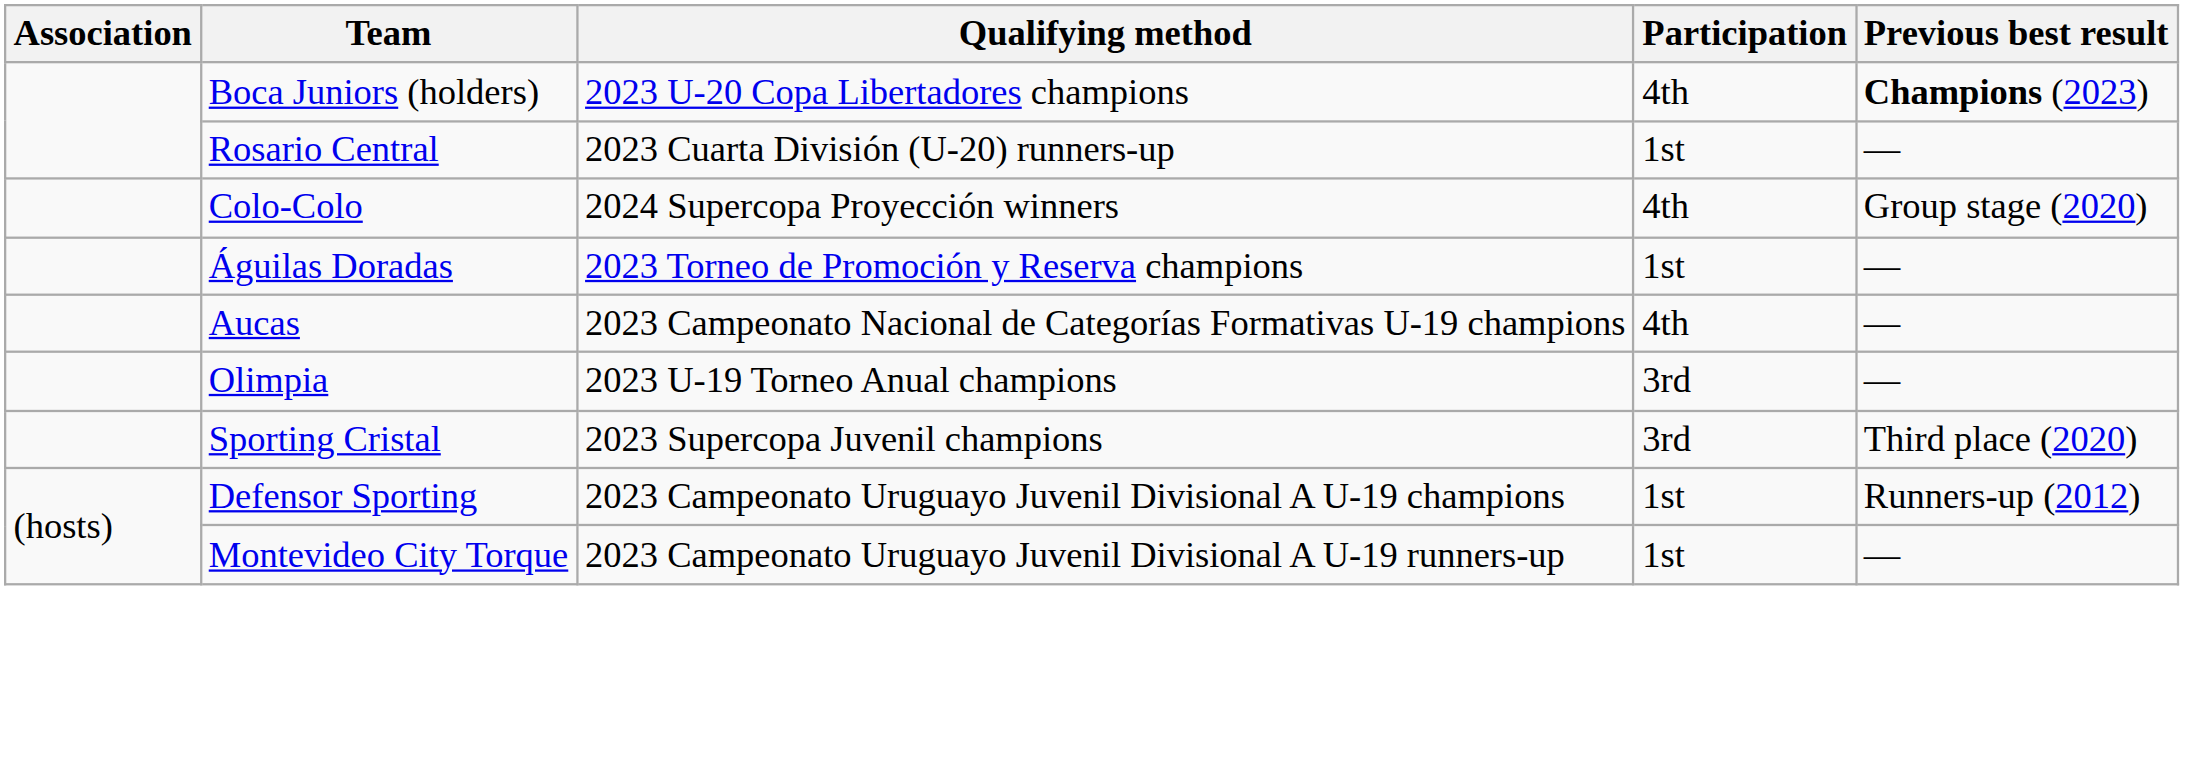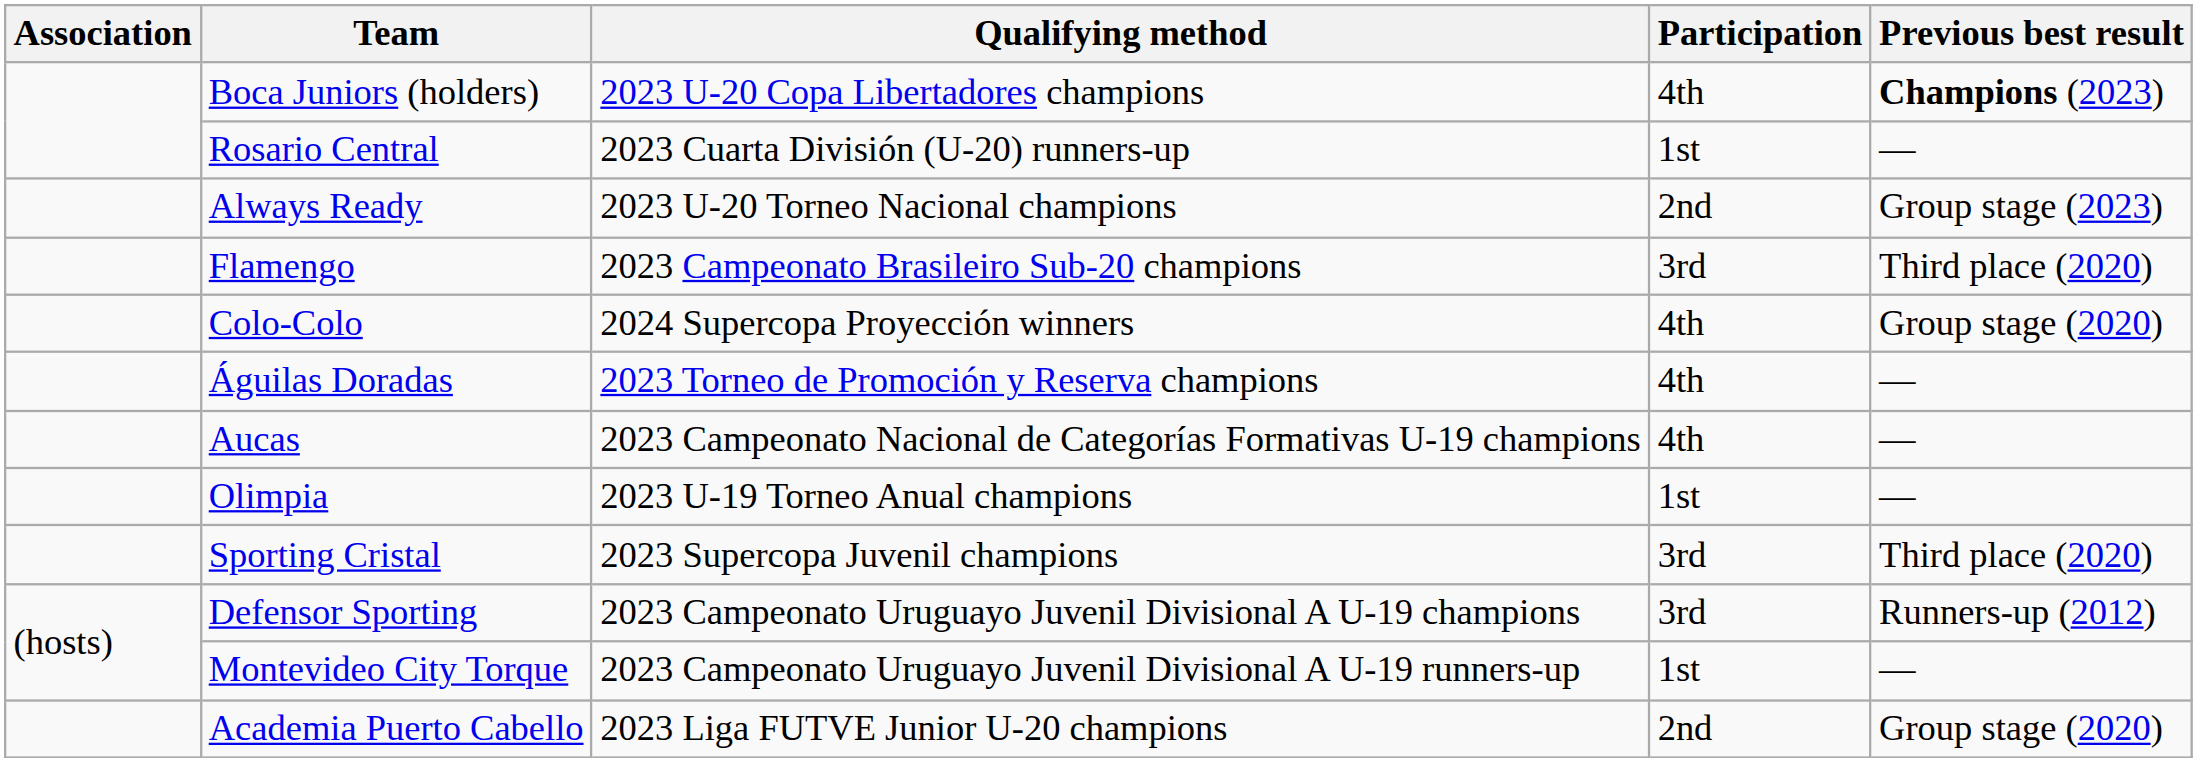+ row: (316, 206)
+ row: (282, 264)
(1664, 264) 1st -> (1681, 380) 4th
(1667, 380) 3rd -> (1679, 496) 1st
(1664, 496) 1st -> (1682, 611) 3rd
+ row: (396, 727)
